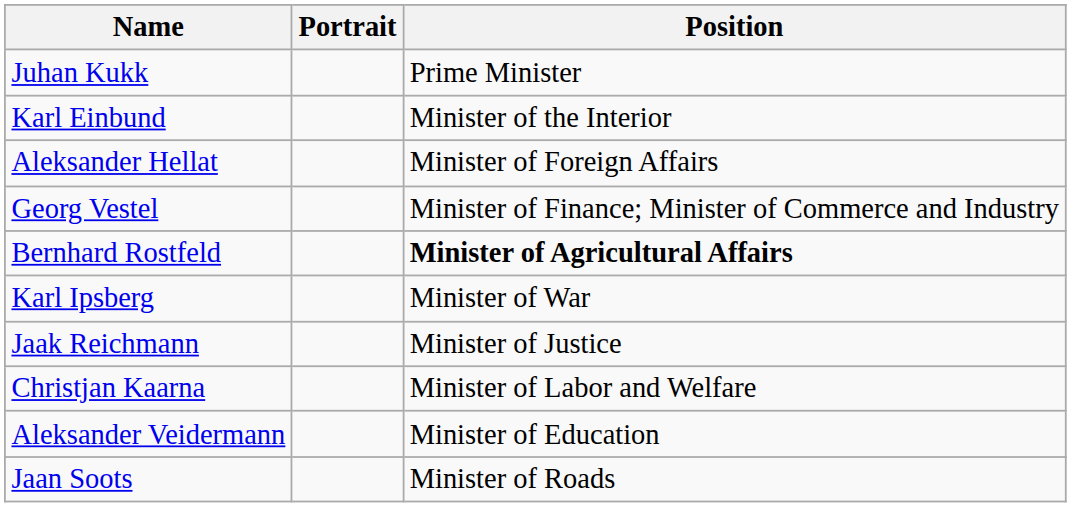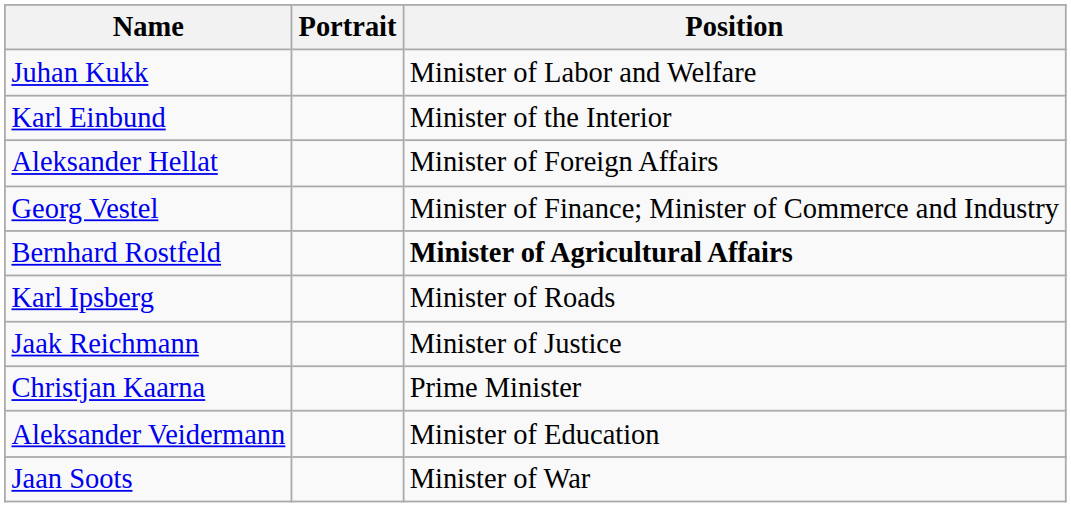(495, 72) Prime Minister -> (583, 72) Minister of Labor and Welfare
(500, 298) Minister of War -> (512, 298) Minister of Roads
(583, 388) Minister of Labor and Welfare -> (495, 388) Prime Minister
(512, 478) Minister of Roads -> (500, 478) Minister of War
